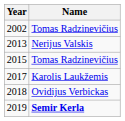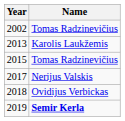(62, 44) Nerijus Valskis -> (70, 44) Karolis Laukžemis
(70, 76) Karolis Laukžemis -> (62, 76) Nerijus Valskis
